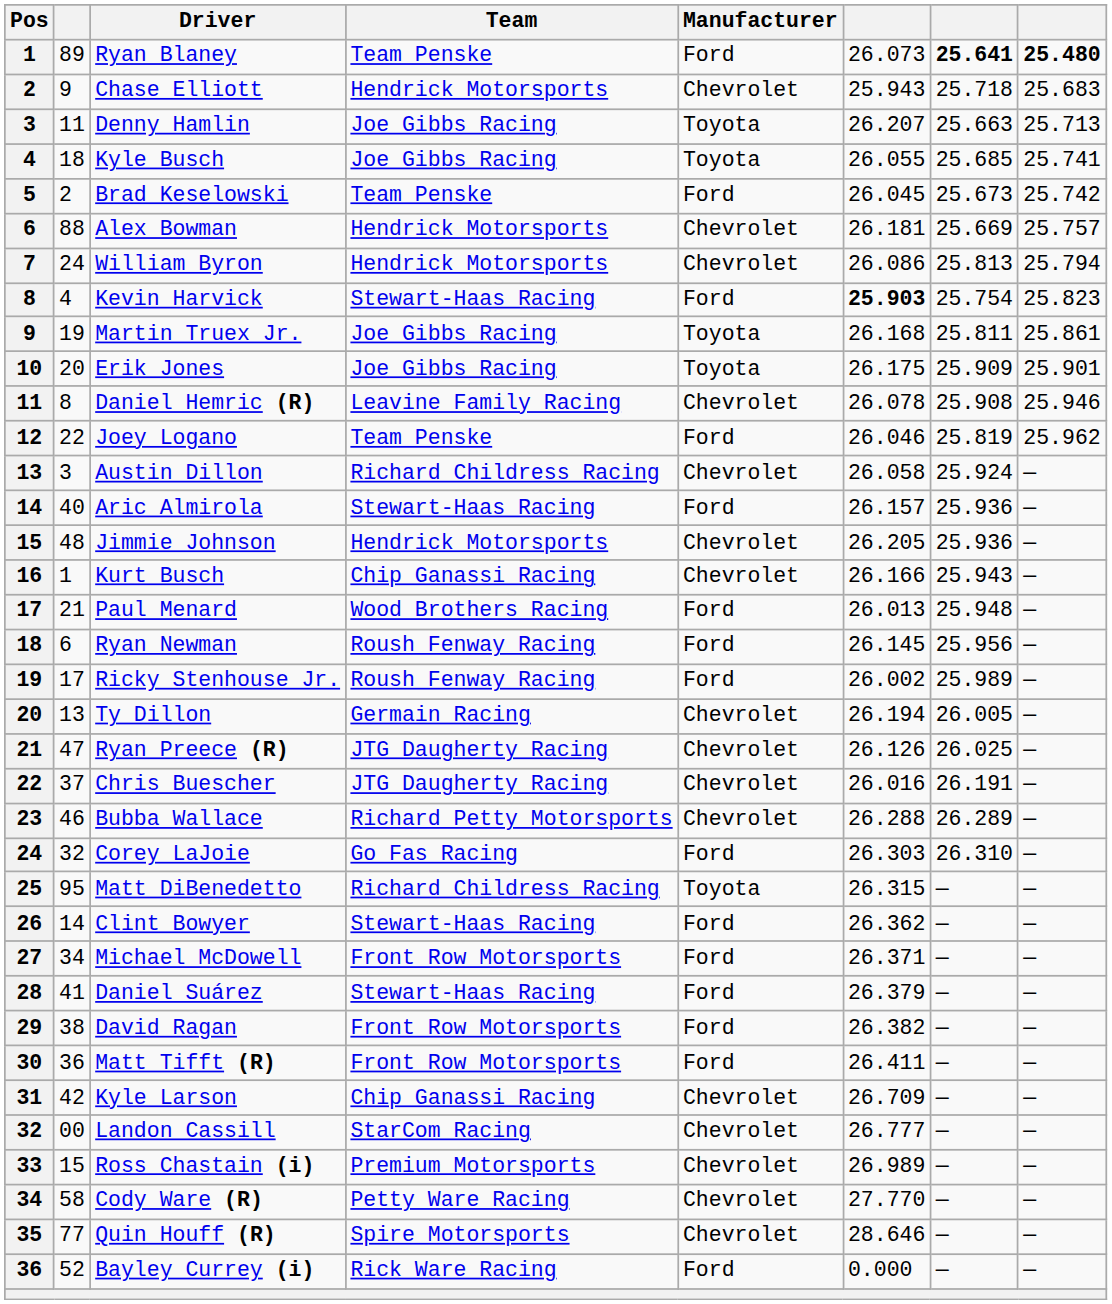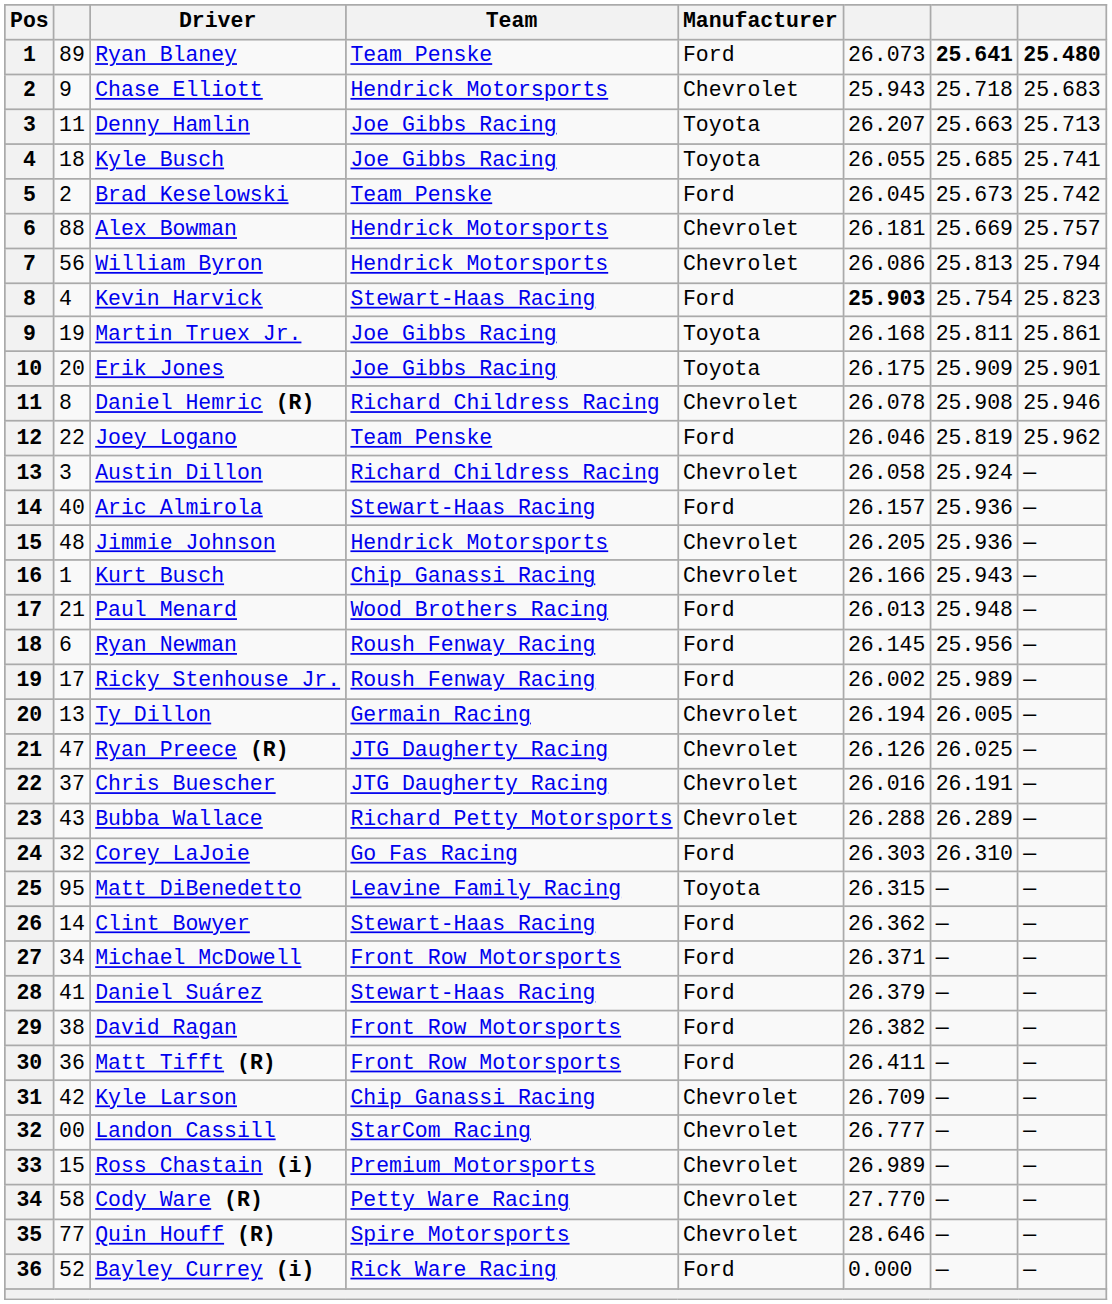(72, 265) 24 -> (72, 265) 56
(486, 404) Leavine Family Racing -> (505, 404) Richard Childress Racing
(72, 820) 46 -> (72, 820) 43
(505, 890) Richard Childress Racing -> (486, 890) Leavine Family Racing
